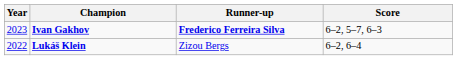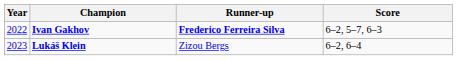(17, 30) 2023 -> (17, 30) 2022
(17, 47) 2022 -> (17, 47) 2023
